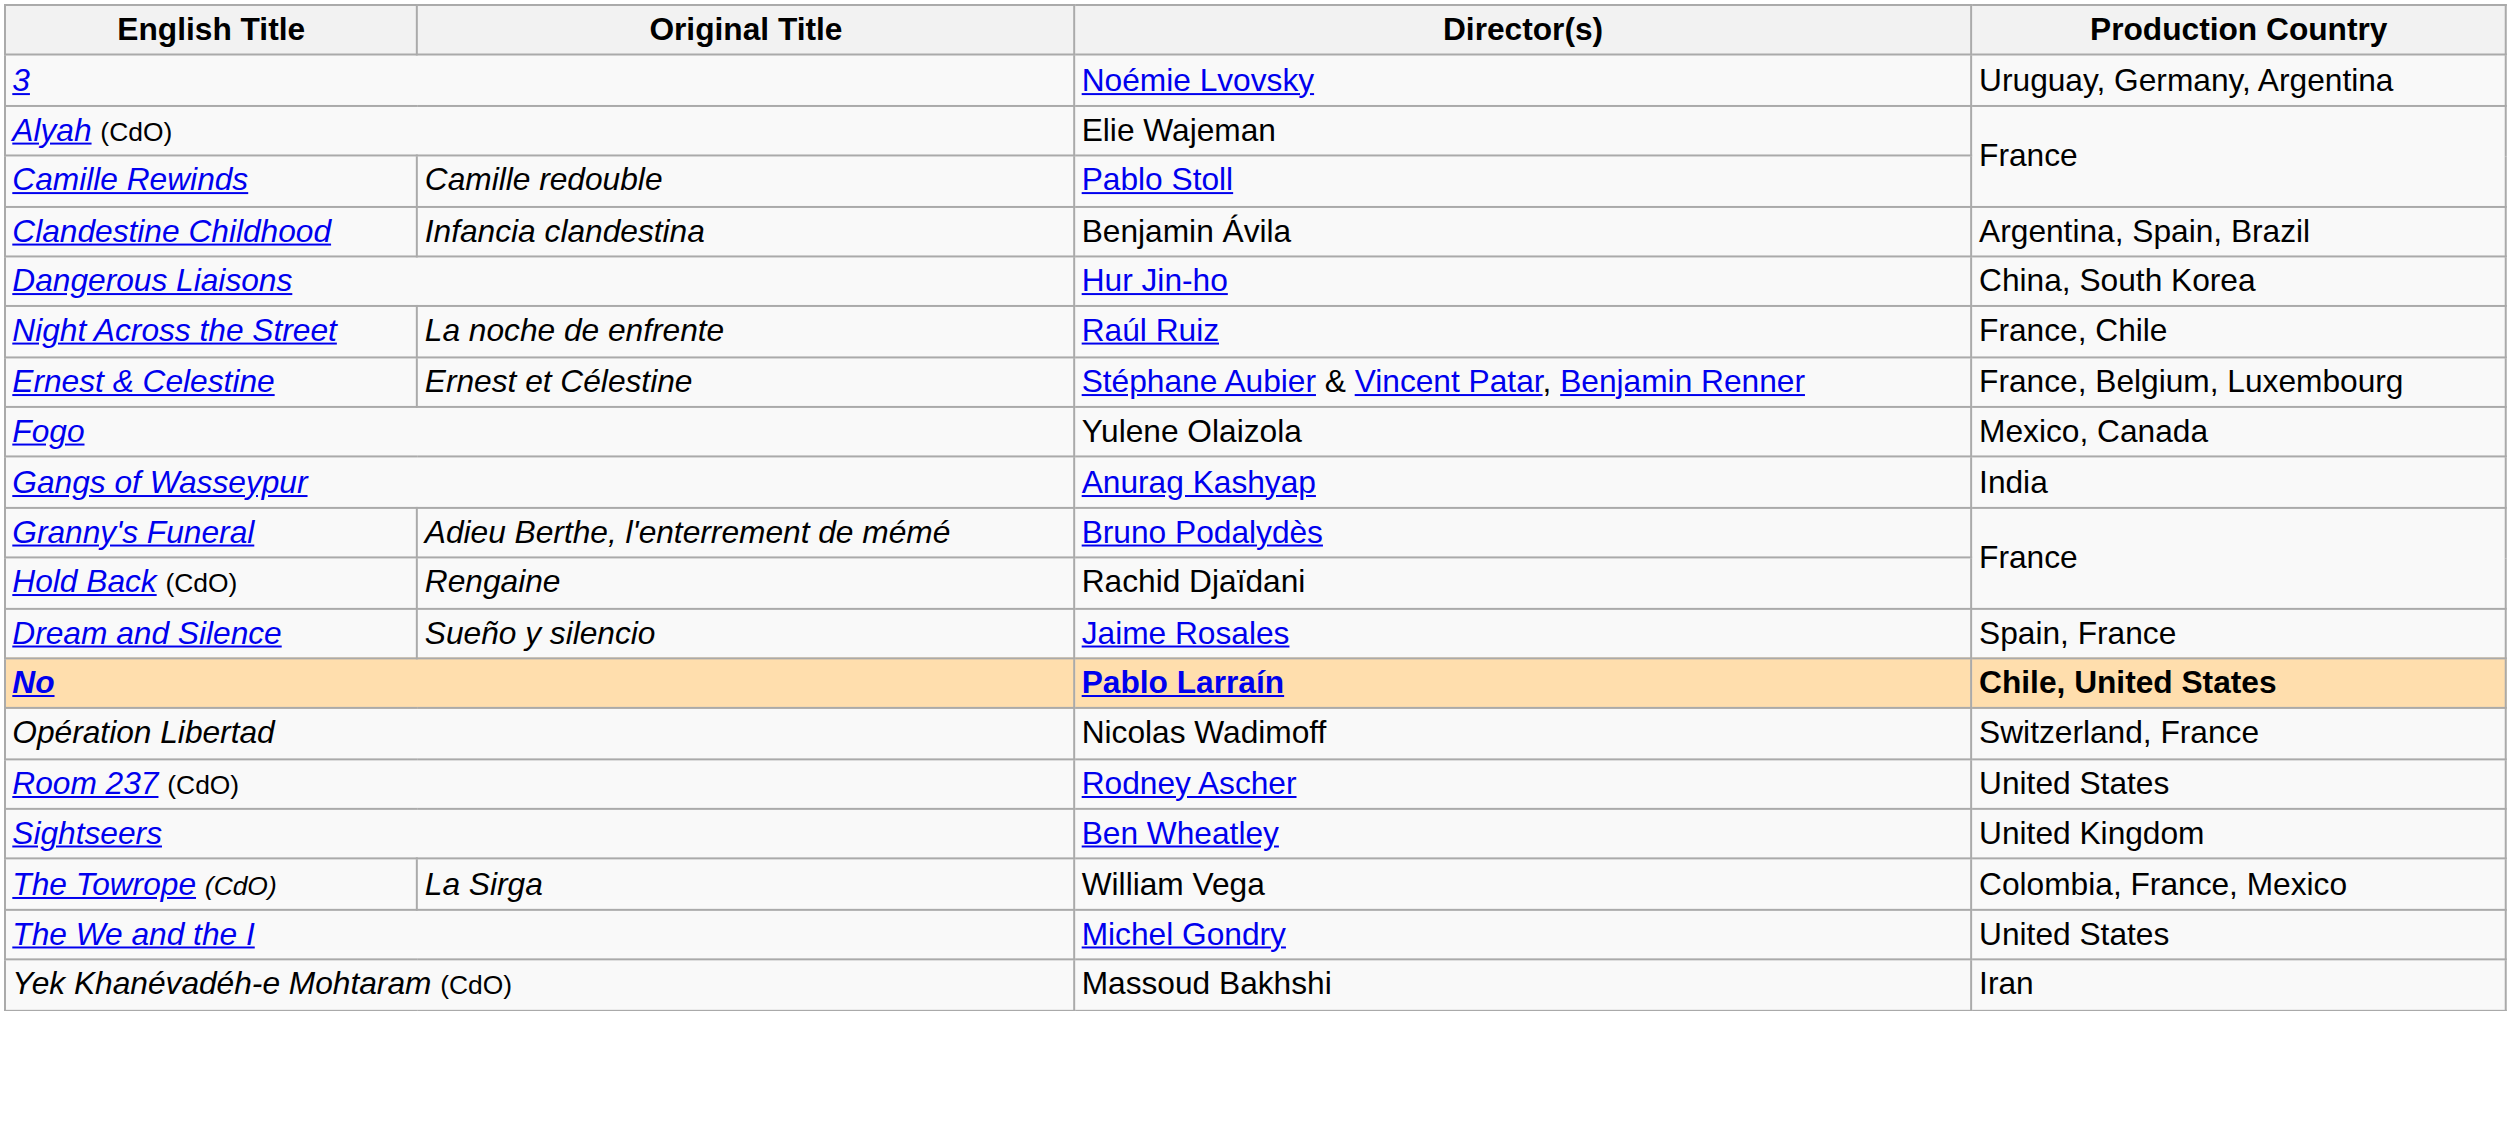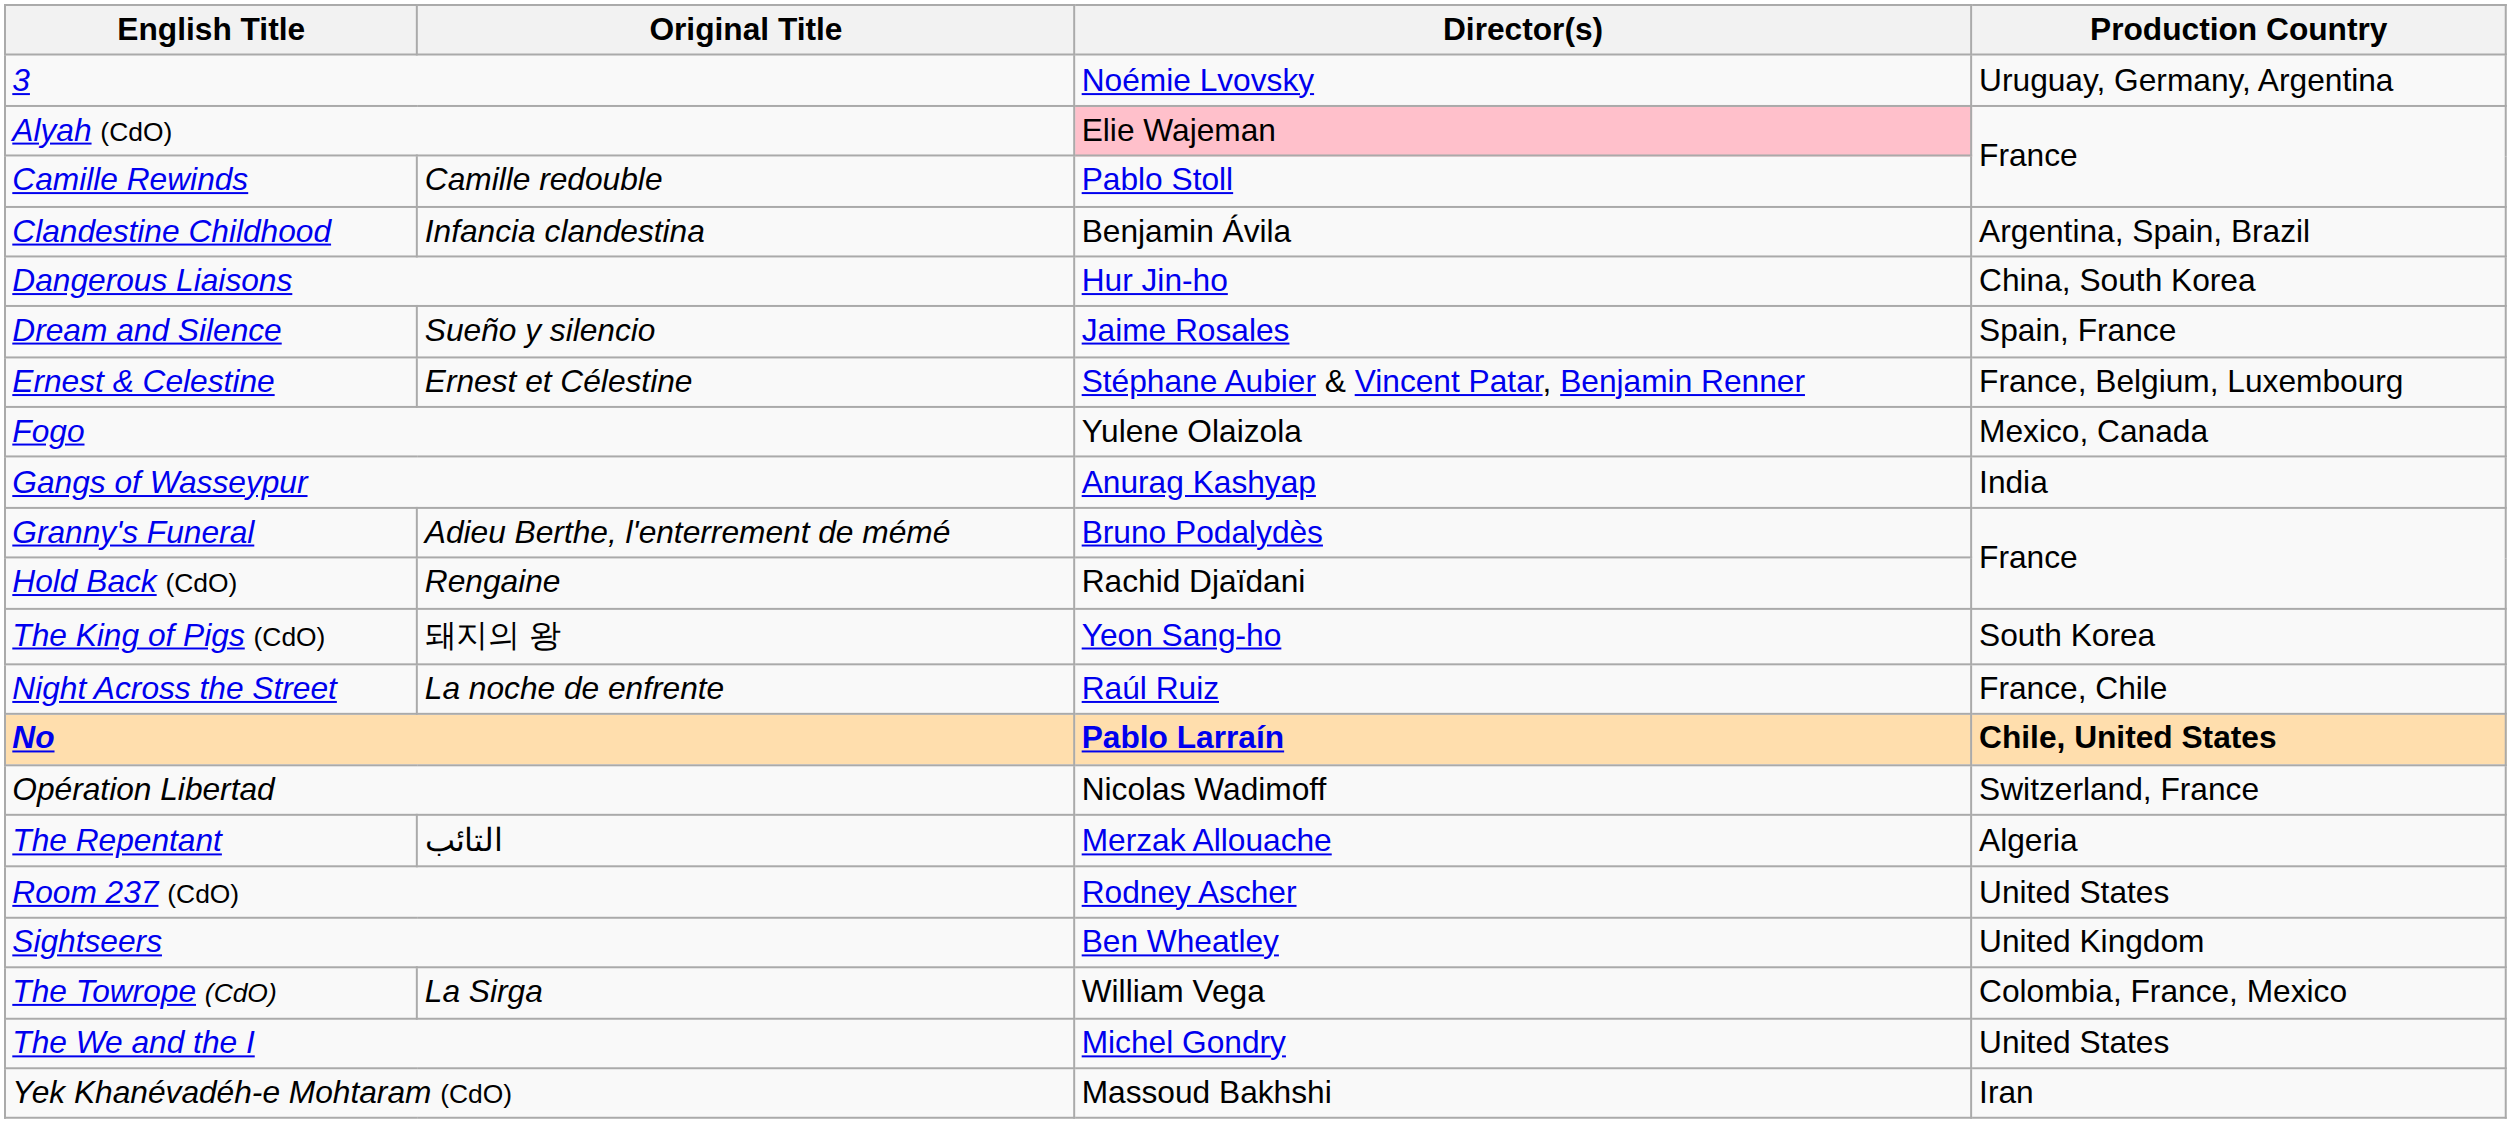(1179, 130) no background -> (1179, 130) pink background
rows swapped: (147, 632) <-> (175, 331)
+ row: (169, 635)
+ row: (117, 840)
